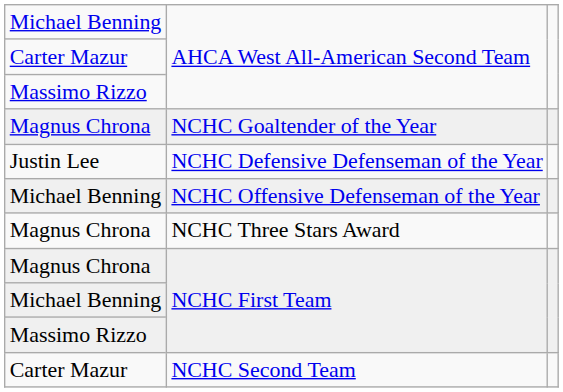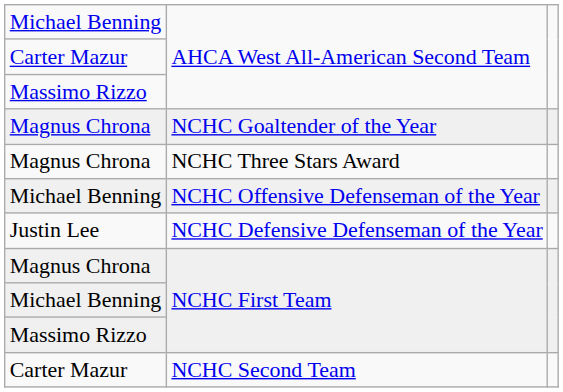rows swapped: (54, 160) <-> (80, 230)
